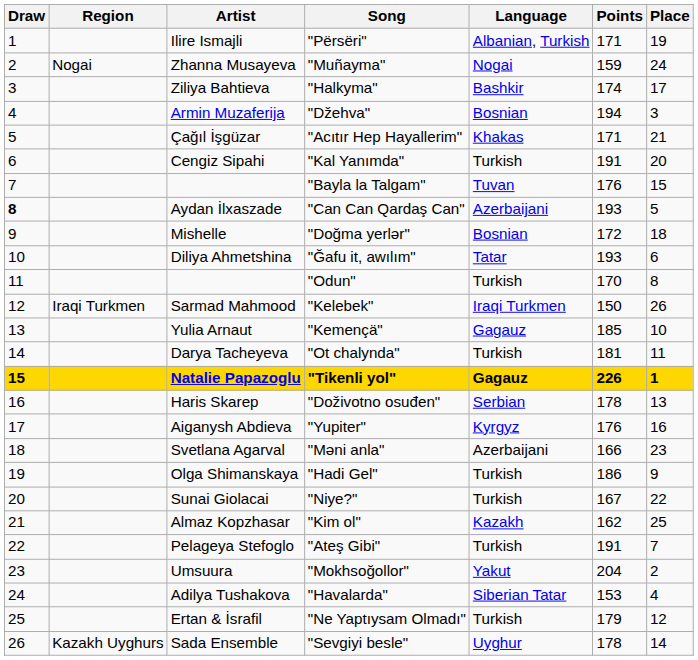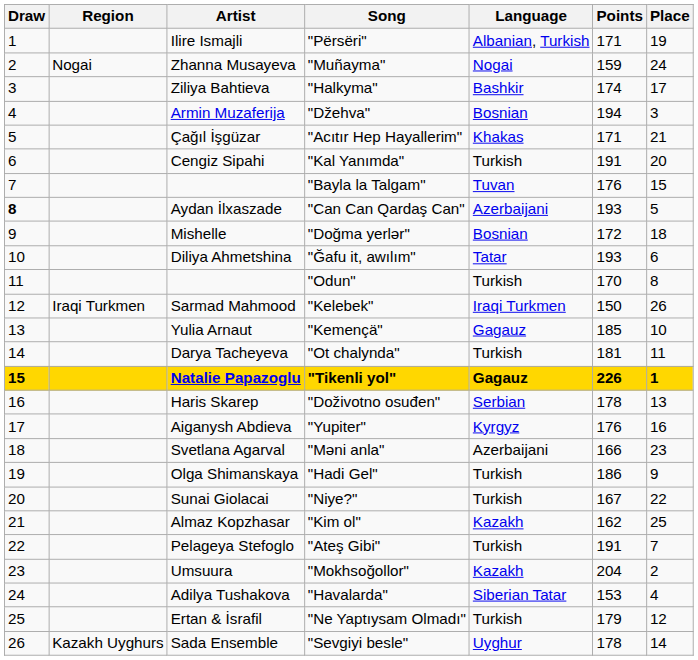(492, 570) Yakut -> (498, 570) Kazakh
